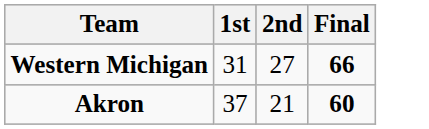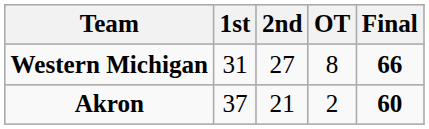+ column: (332, 24)
